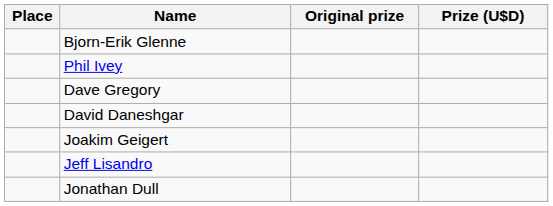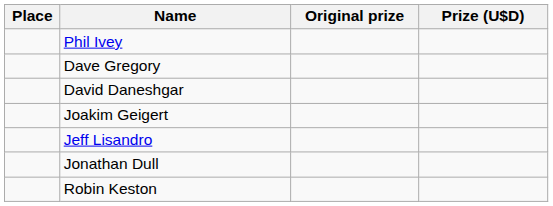- row: (125, 41)
+ row: (110, 189)
